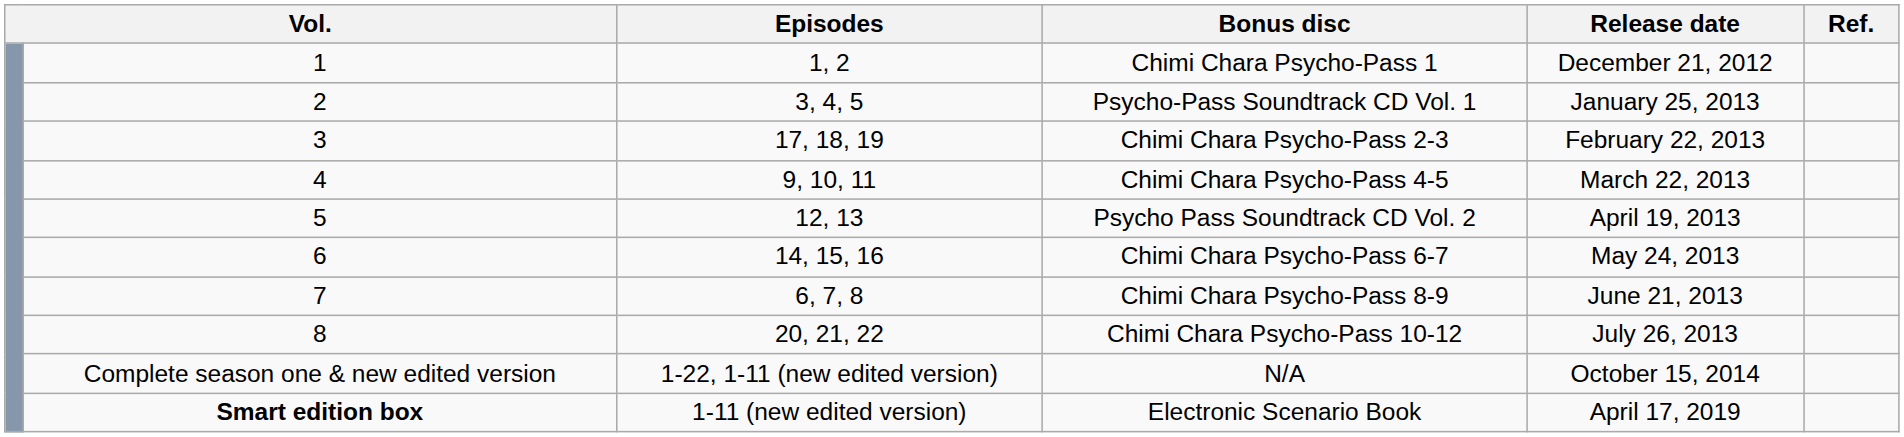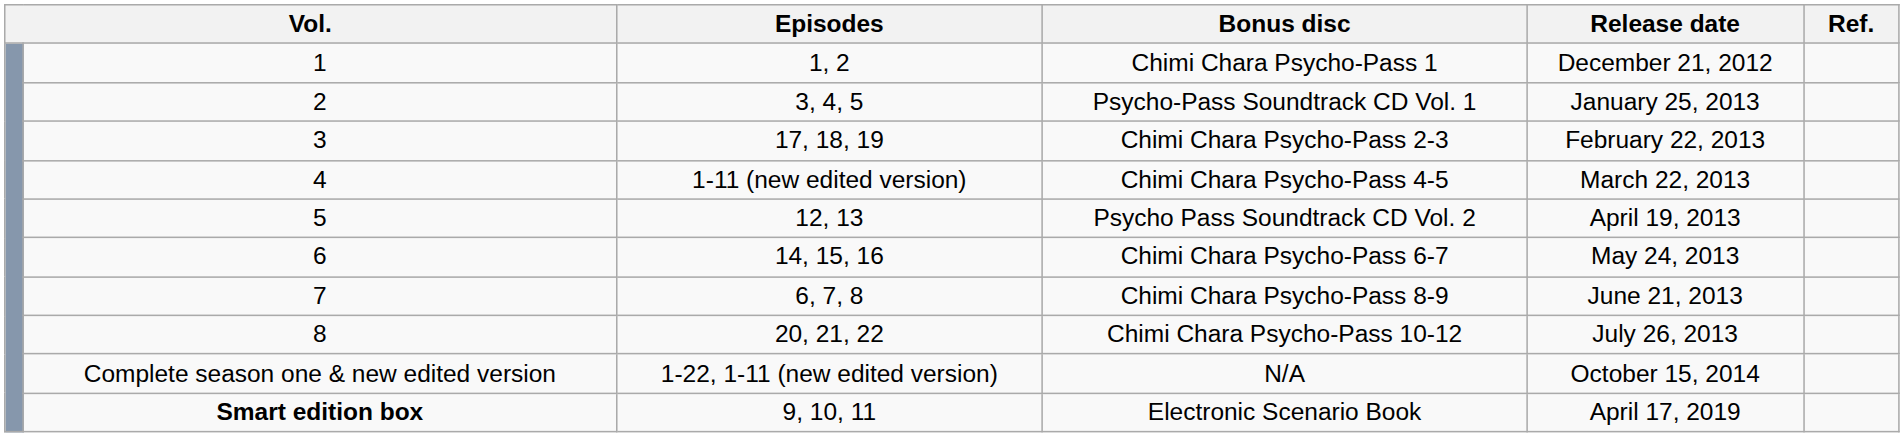(829, 179) 9, 10, 11 -> (829, 179) 1-11 (new edited version)
(829, 412) 1-11 (new edited version) -> (829, 412) 9, 10, 11
